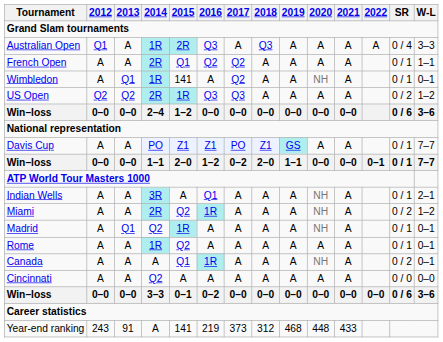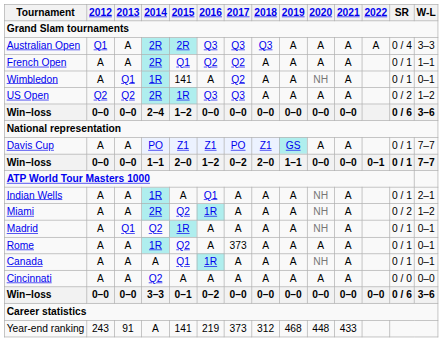(156, 45) 1R -> (156, 45) 2R
(238, 45) A -> (238, 45) Q3
(156, 195) 3R -> (156, 195) 1R
(238, 245) A -> (238, 245) 373
(402, 261) 0 / 2 -> (402, 261) 0 / 1
